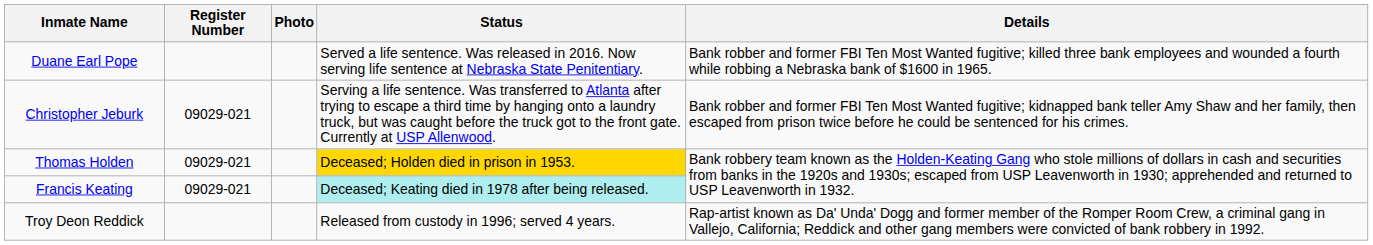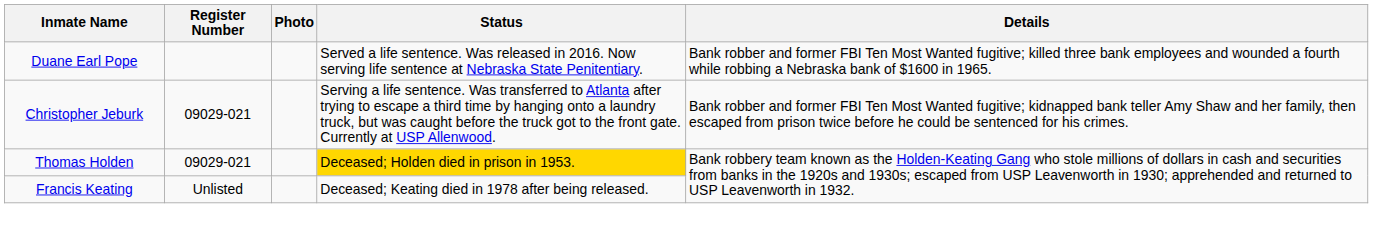(218, 189) 09029-021 -> (218, 189) Unlisted
(484, 189) paleturquoise background -> (484, 189) no background
- row: (84, 221)
